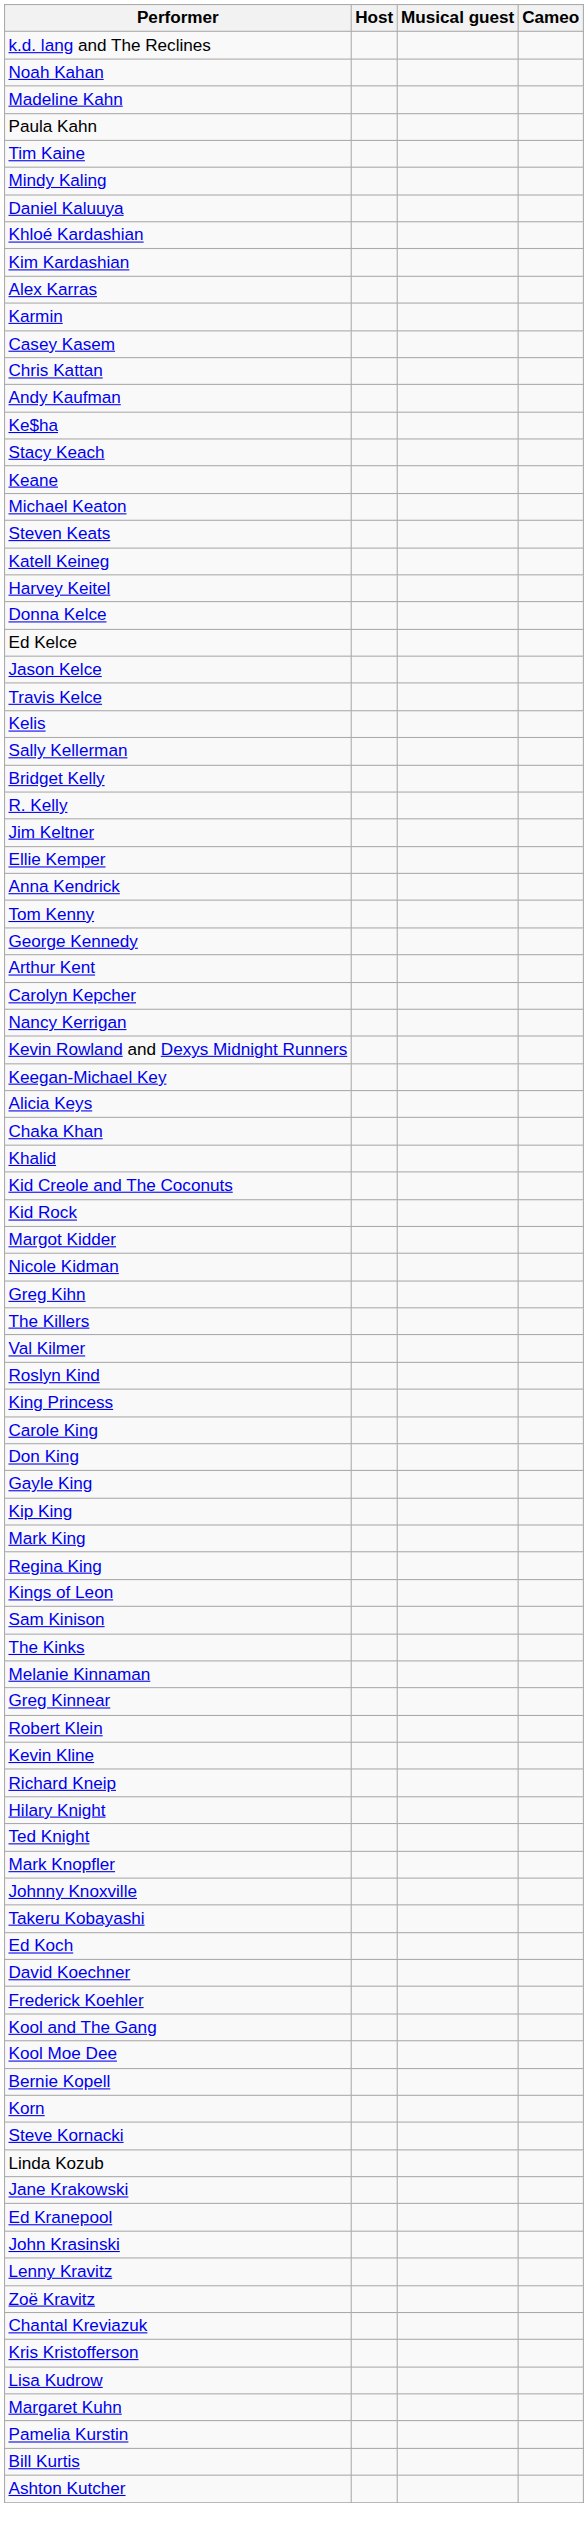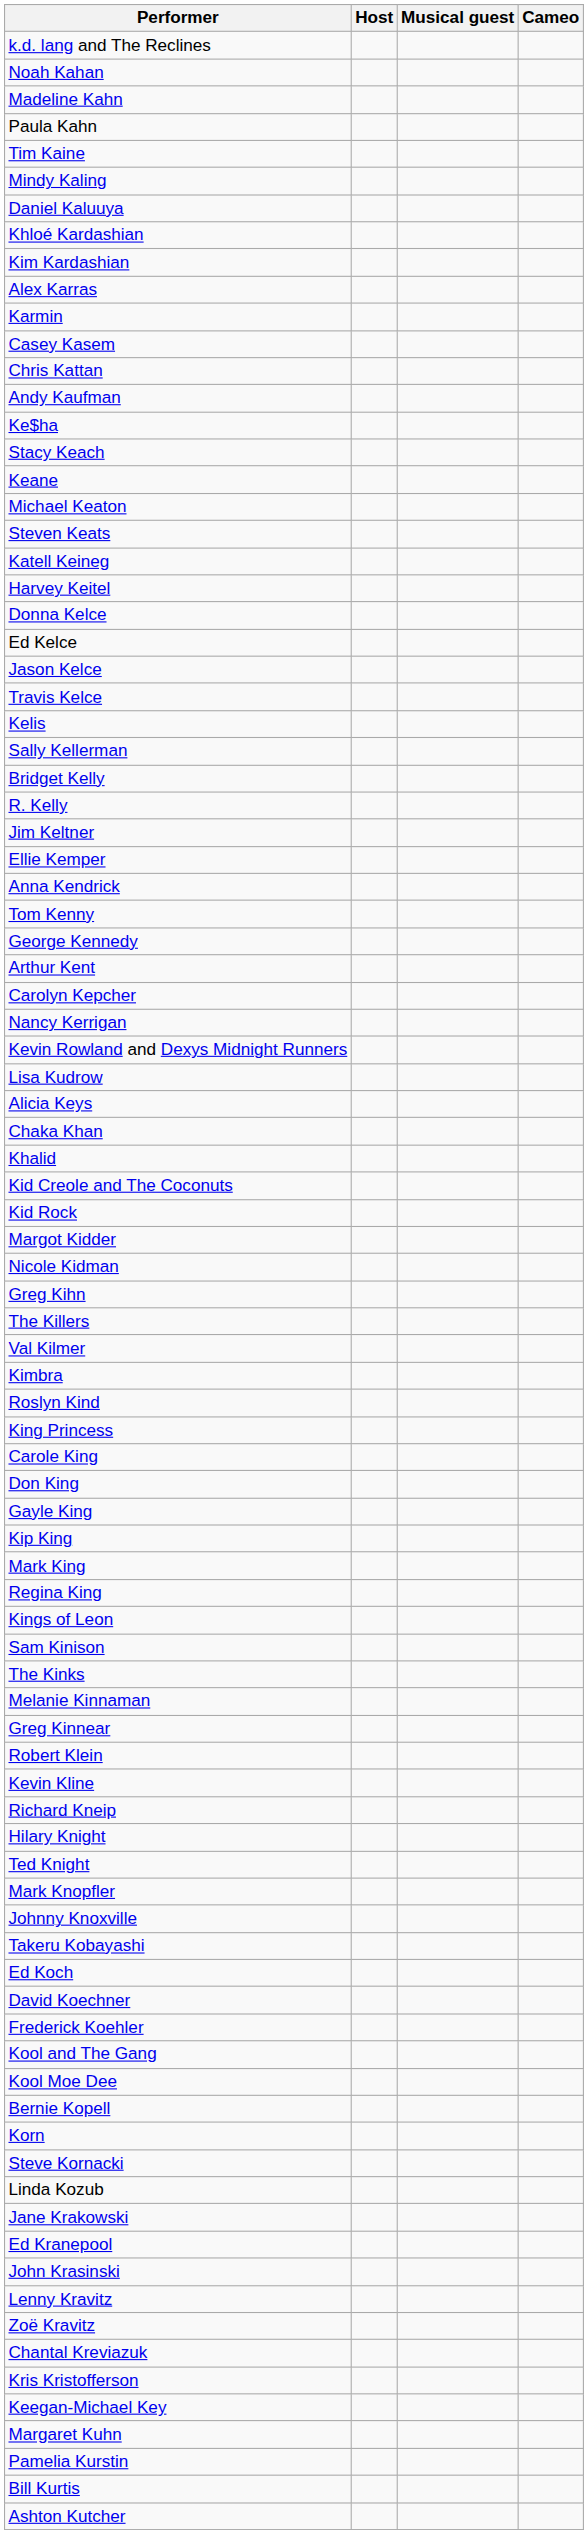rows swapped: (87, 1076) <-> (56, 2380)
+ row: (36, 1375)
